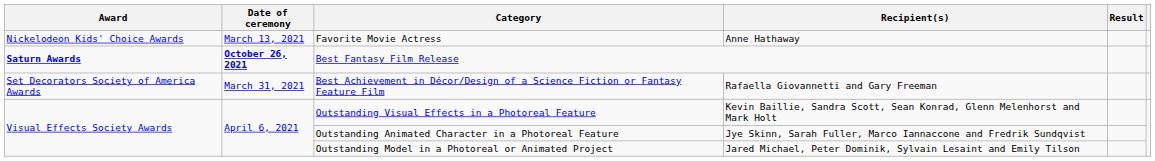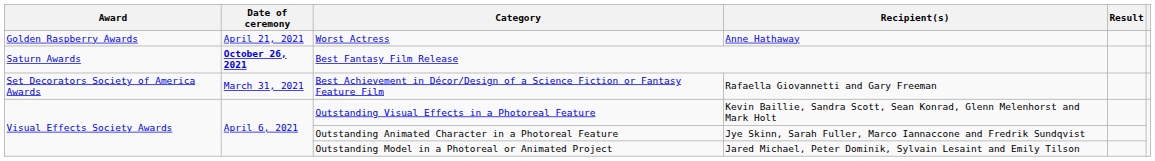+ row: (353, 39)
- row: (379, 39)
(44, 59) bold -> (44, 59) normal
